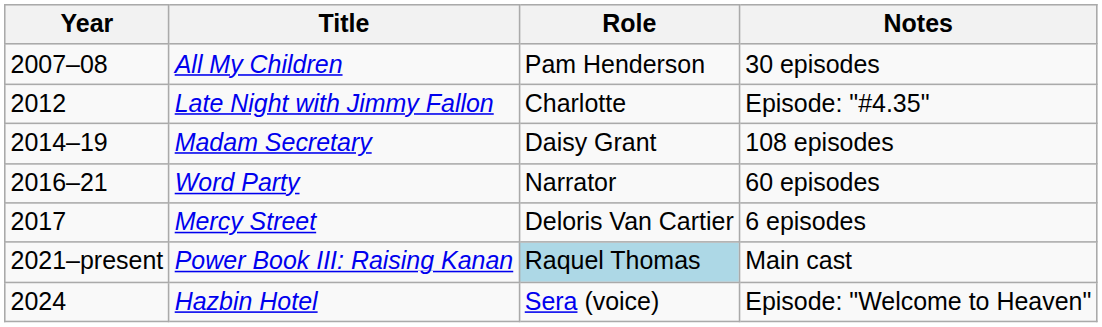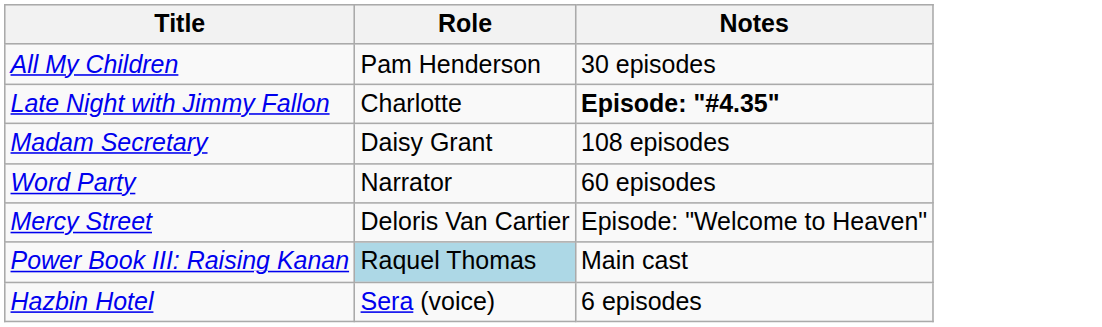- column: (87, 24)
(837, 103) normal -> (680, 103) bold
(806, 222) 6 episodes -> (754, 222) Episode: "Welcome to Heaven"
(918, 301) Episode: "Welcome to Heaven" -> (641, 301) 6 episodes
